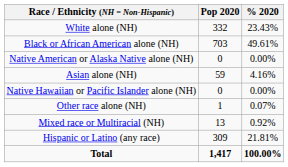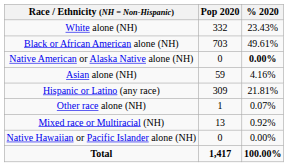(263, 59) normal -> (263, 59) bold
rows swapped: (101, 91) <-> (101, 138)
